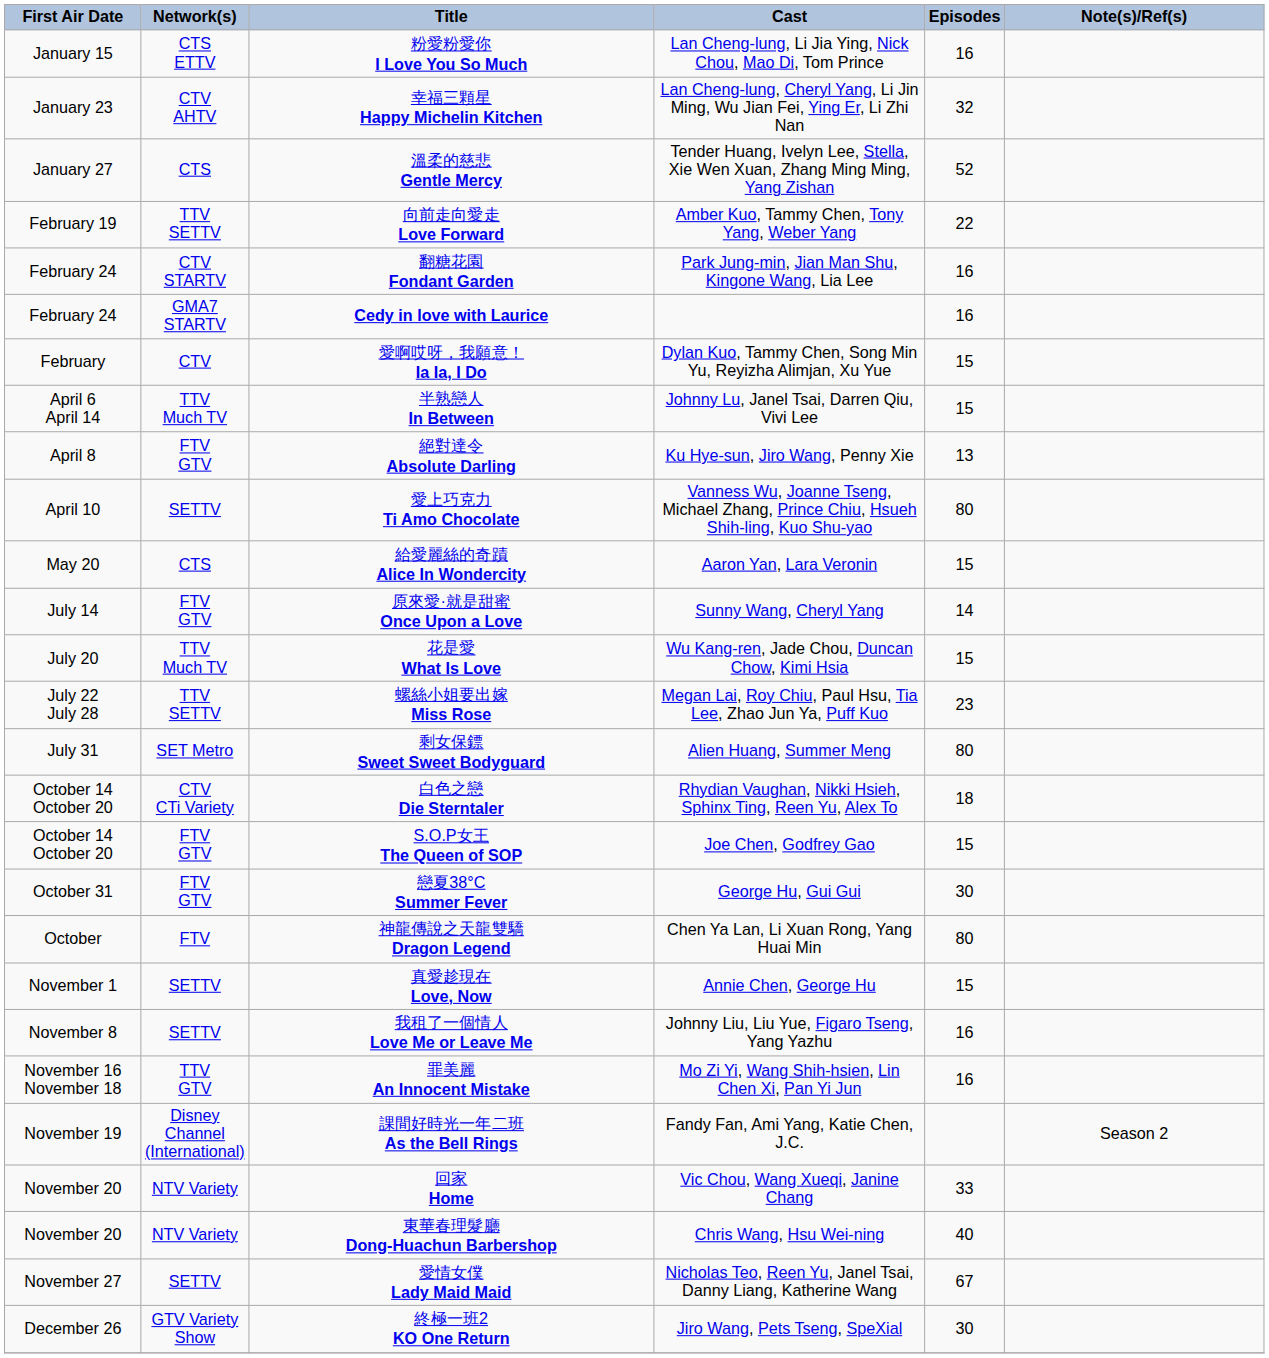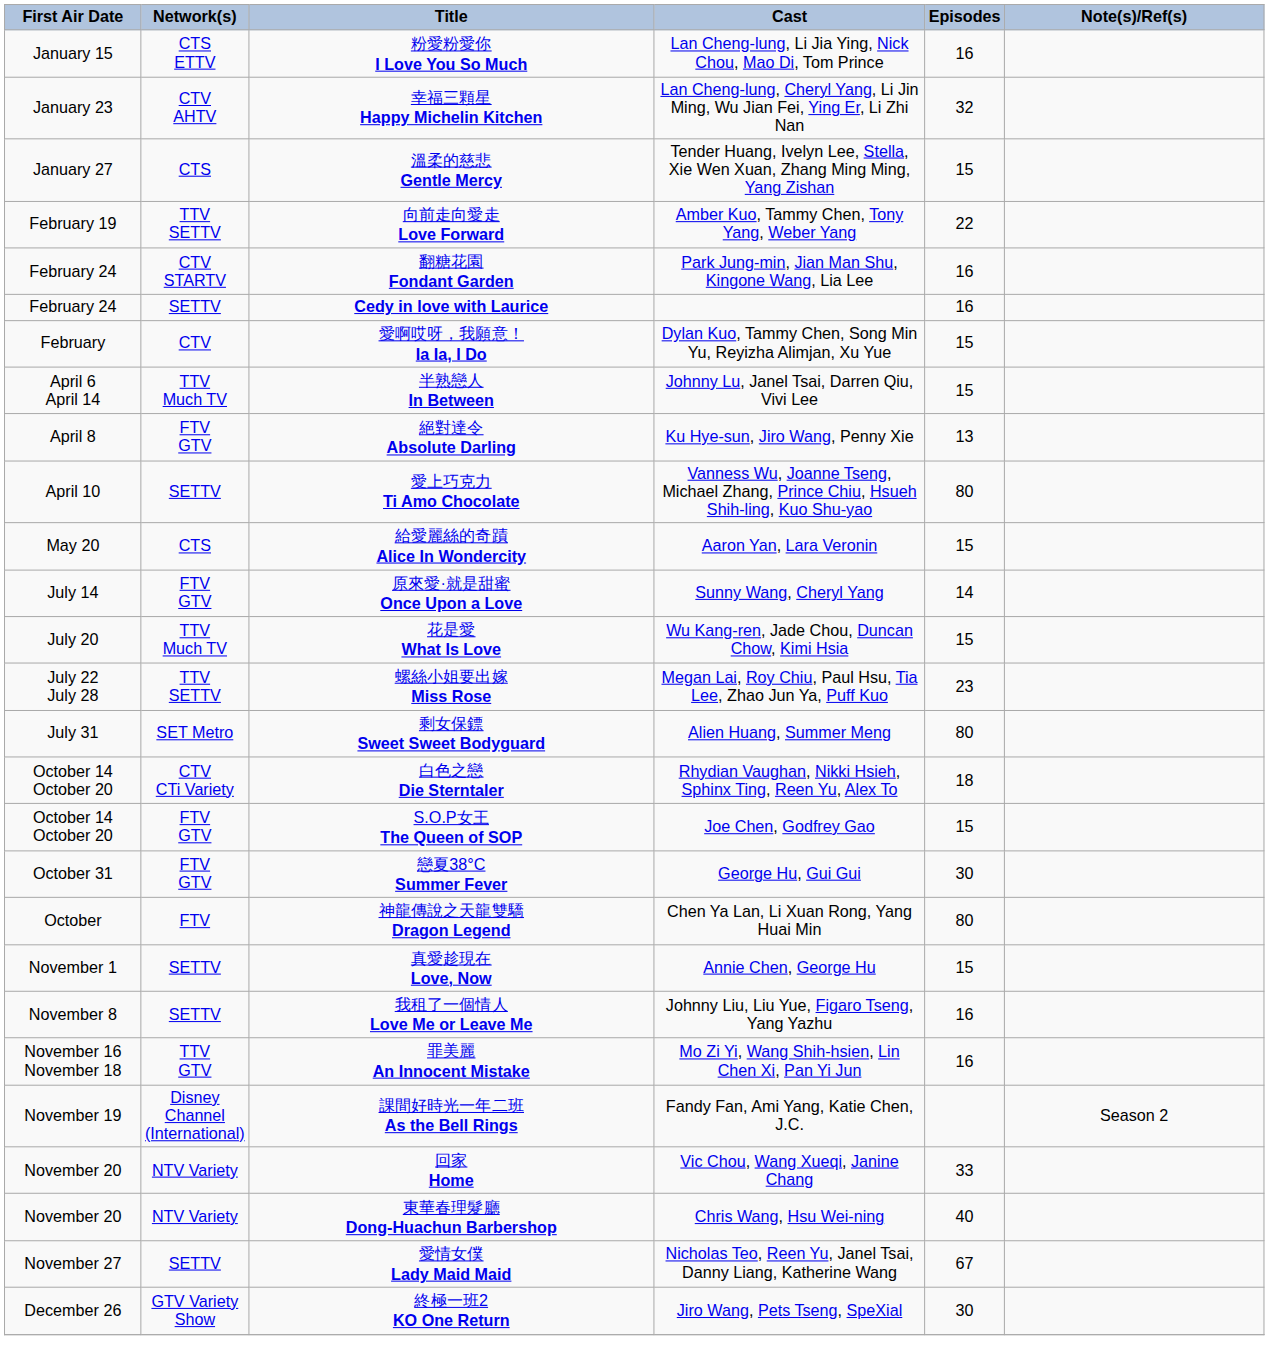(965, 169) 52 -> (965, 169) 15
(195, 316) GMA7 STARTV -> (195, 307) SETTV
